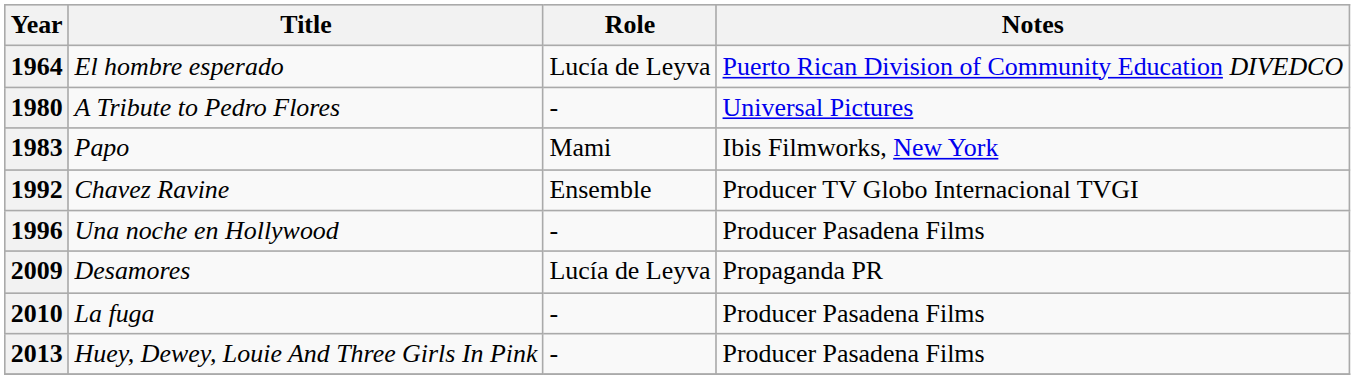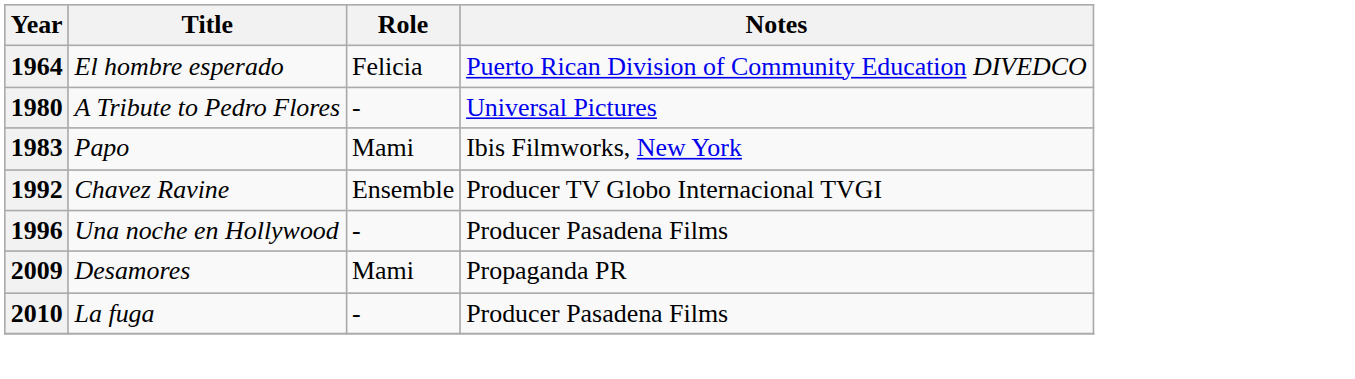(630, 66) Lucía de Leyva -> (387, 66) Felicia
(630, 271) Lucía de Leyva -> (383, 271) Mami
- row: (37, 353)
